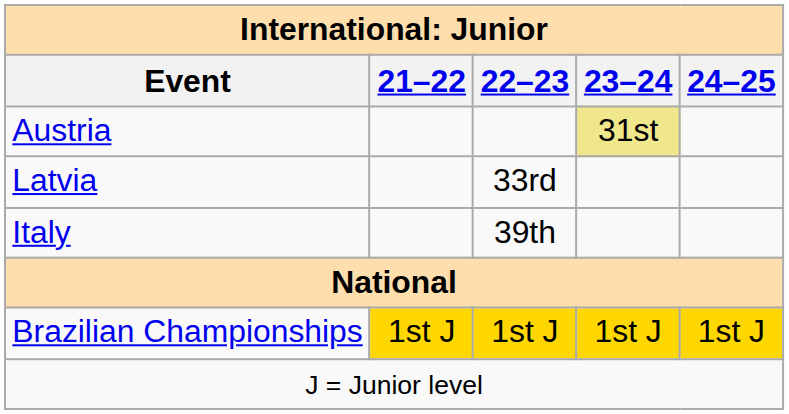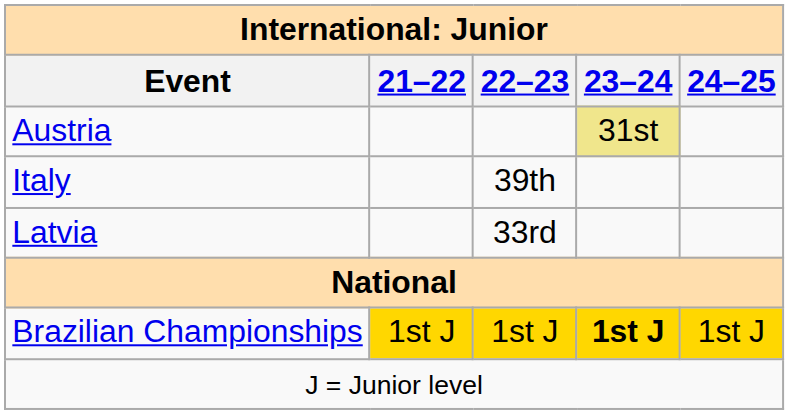rows swapped: (42, 231) <-> (55, 181)
(628, 332) normal -> (628, 332) bold
